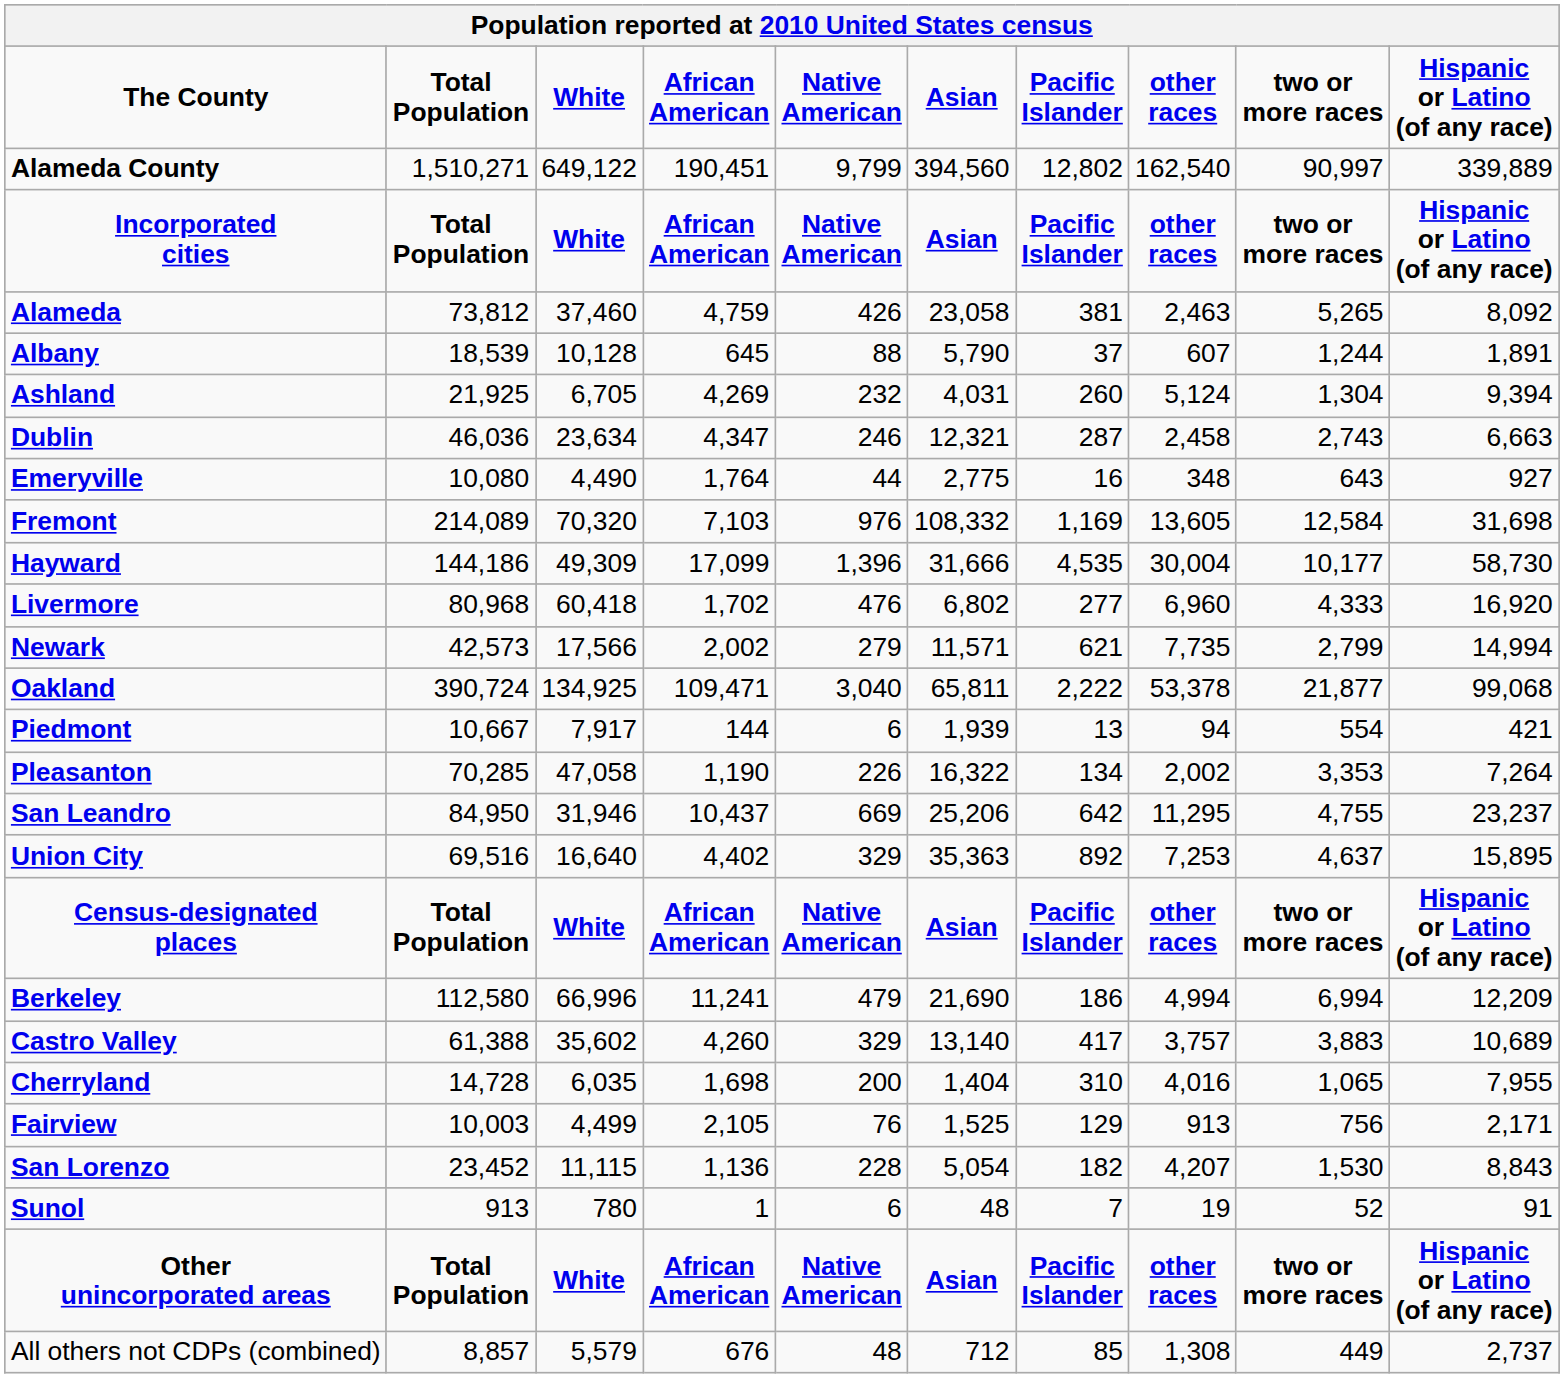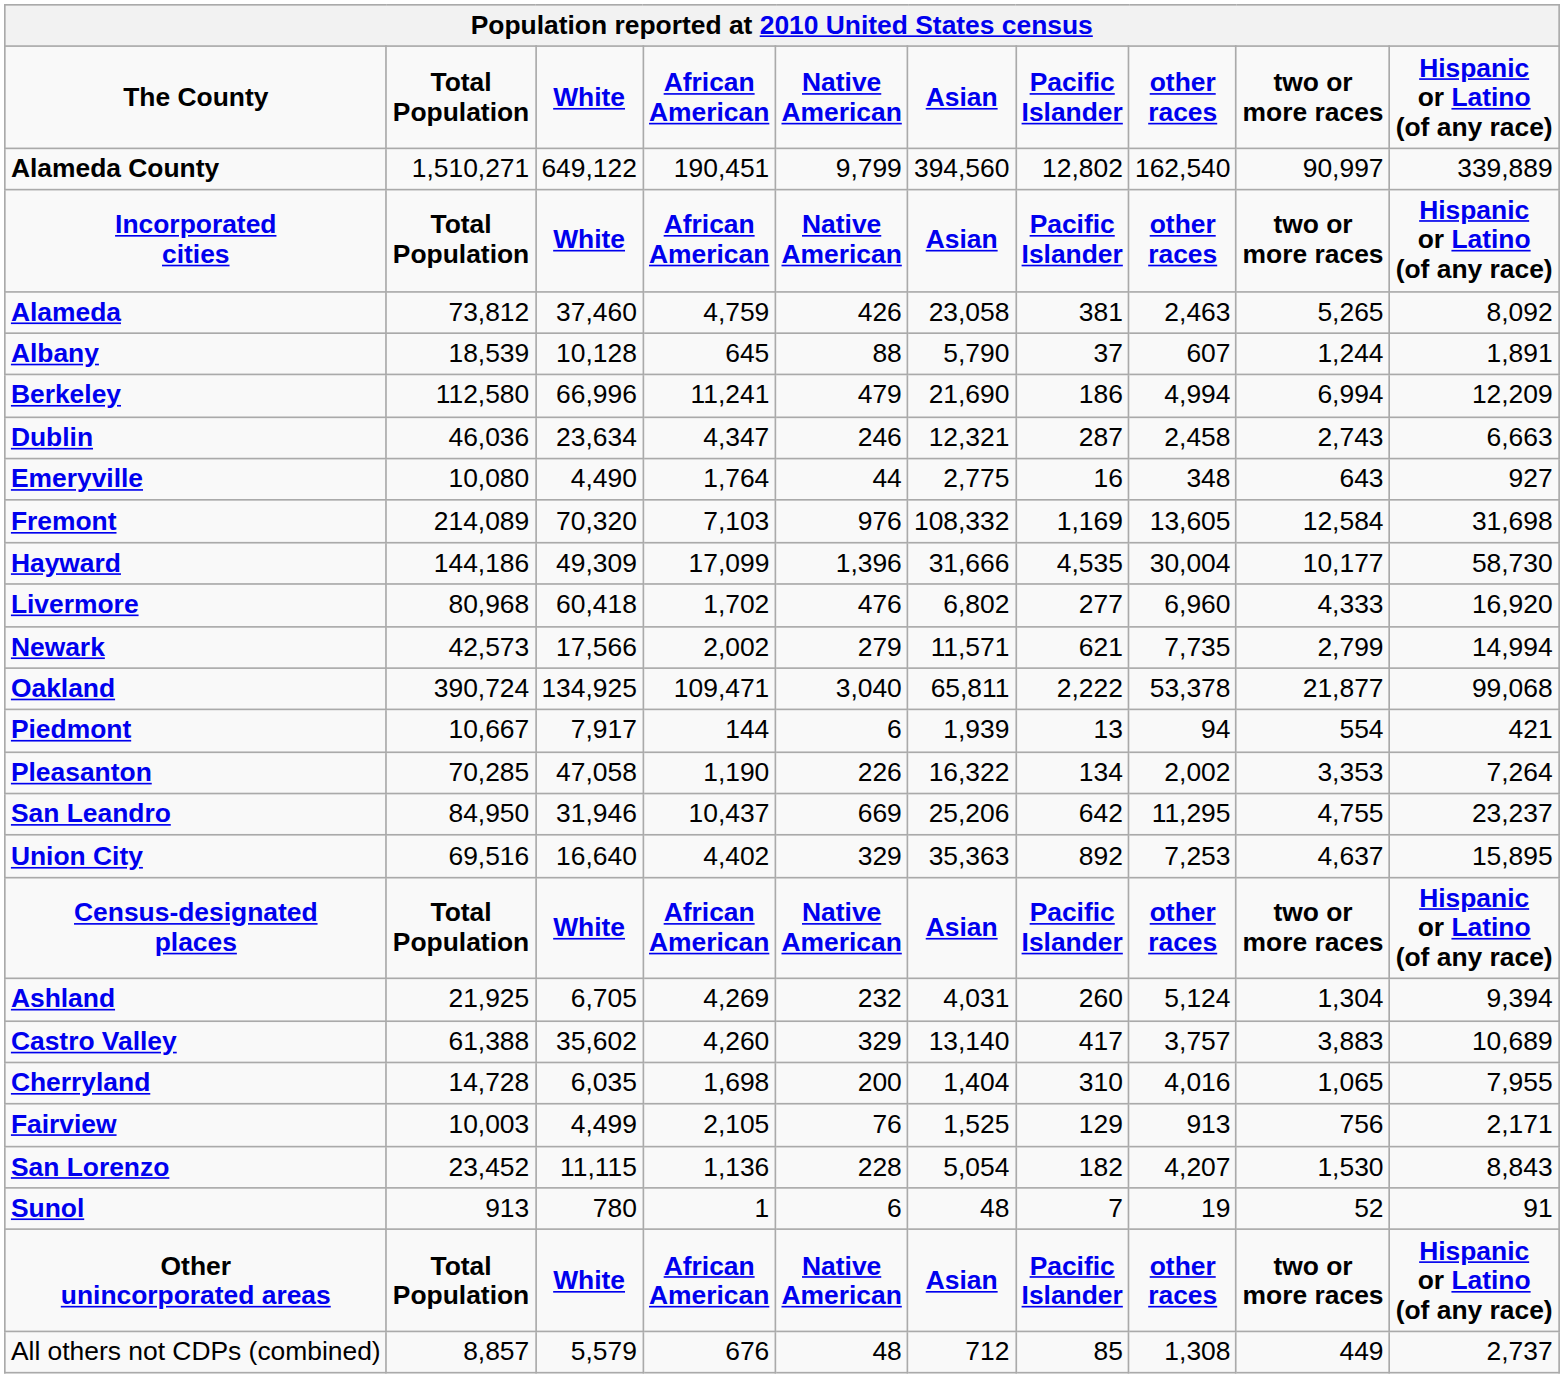rows swapped: (66, 999) <-> (63, 395)
